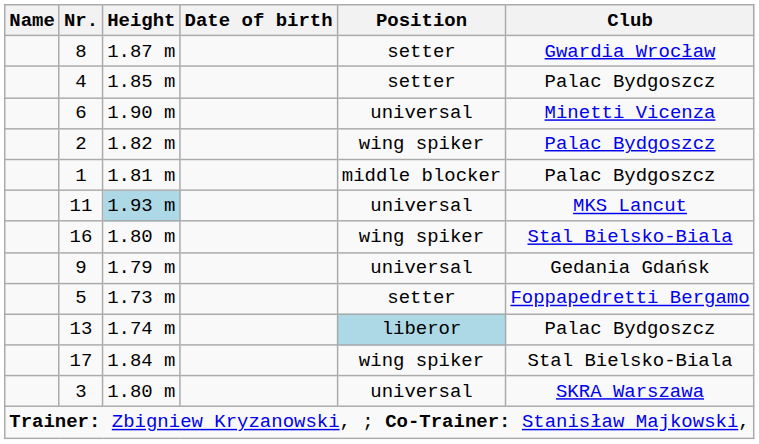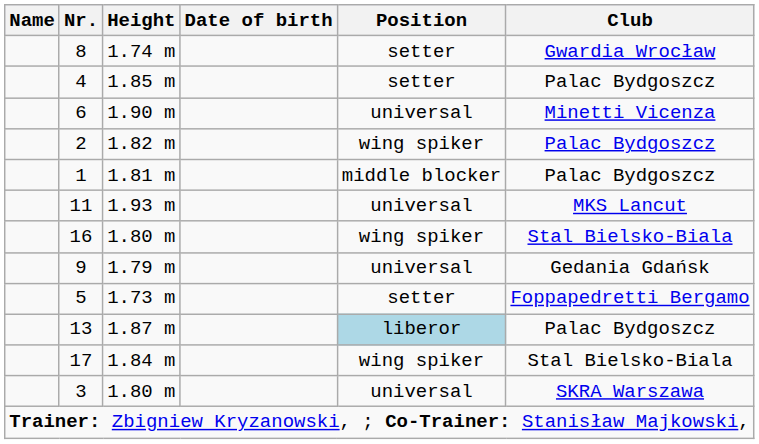(141, 51) 1.87 m -> (141, 51) 1.74 m
(141, 206) lightblue background -> (141, 206) no background
(141, 330) 1.74 m -> (141, 330) 1.87 m
